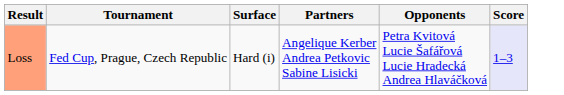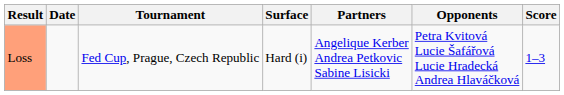+ column: (62, 14)
(503, 57) lavender background -> (535, 57) no background
